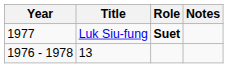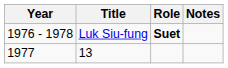(21, 33) 1977 -> (40, 33) 1976 - 1978
(40, 53) 1976 - 1978 -> (21, 53) 1977
